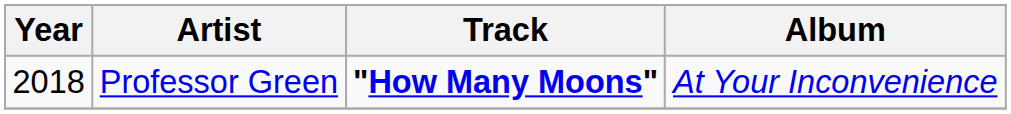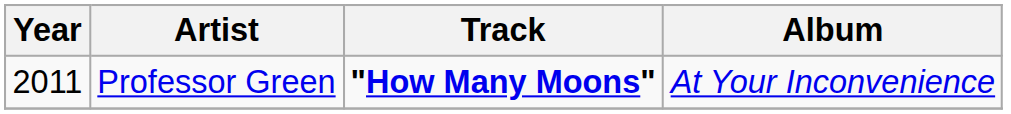(49, 81) 2018 -> (47, 81) 2011
